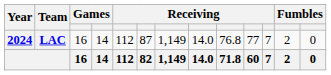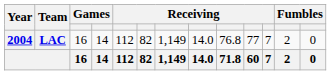(20, 39) 2024 -> (20, 39) 2004
(146, 39) 87 -> (146, 39) 82
